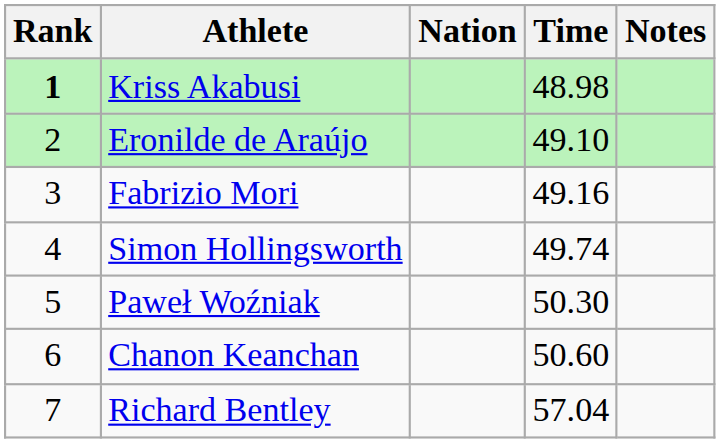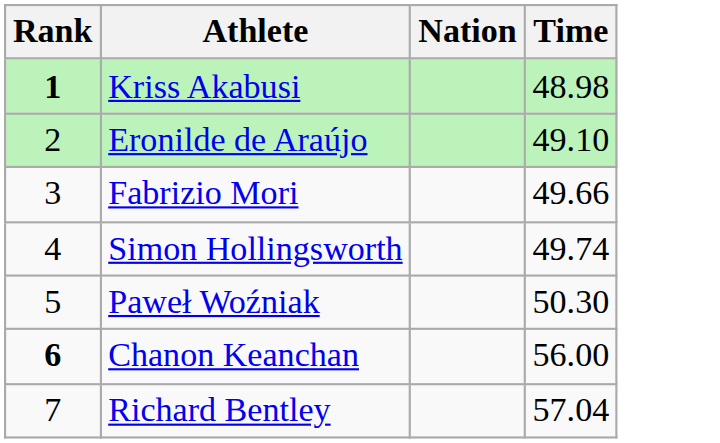- column: (666, 31)
(571, 193) 49.16 -> (571, 193) 49.66
(53, 355) normal -> (53, 355) bold
(571, 355) 50.60 -> (571, 355) 56.00
